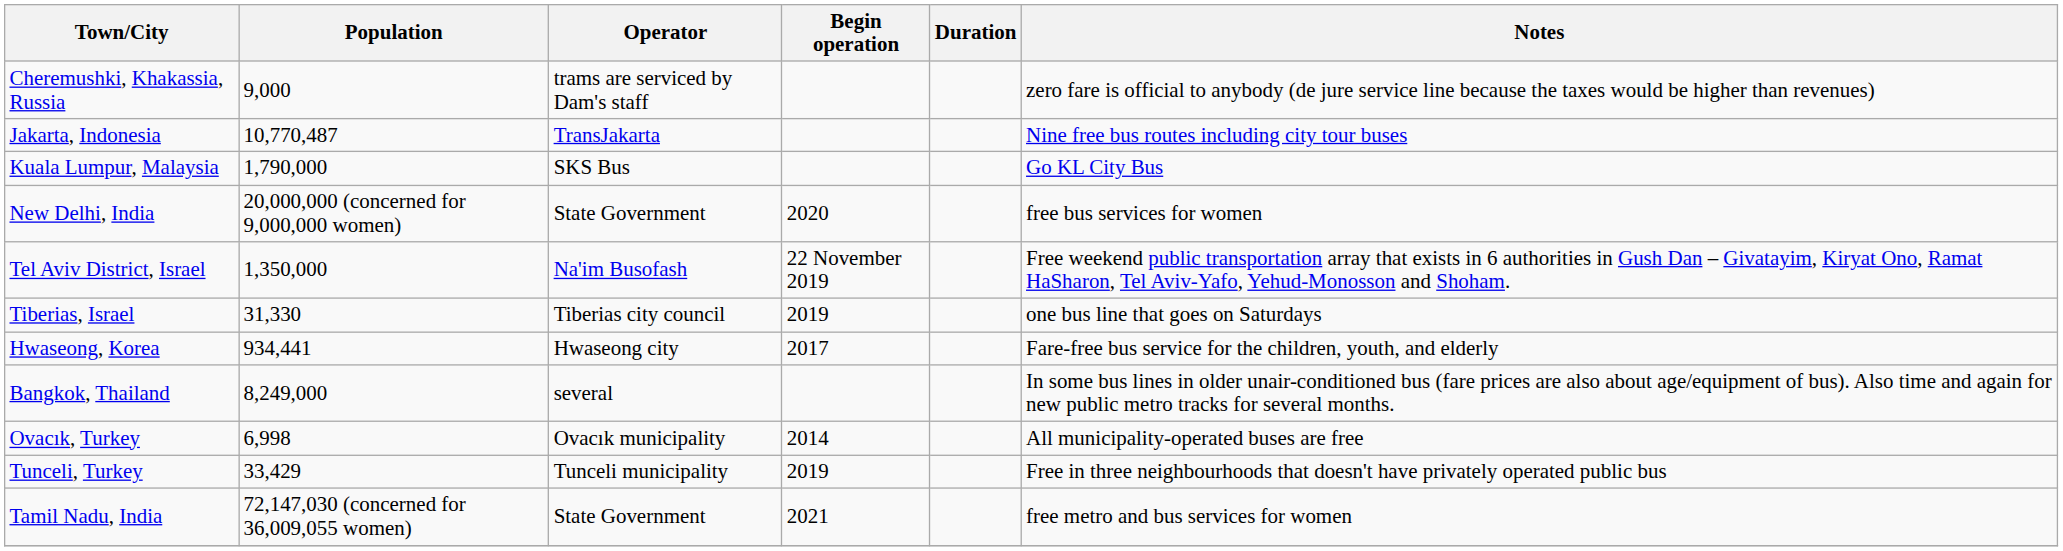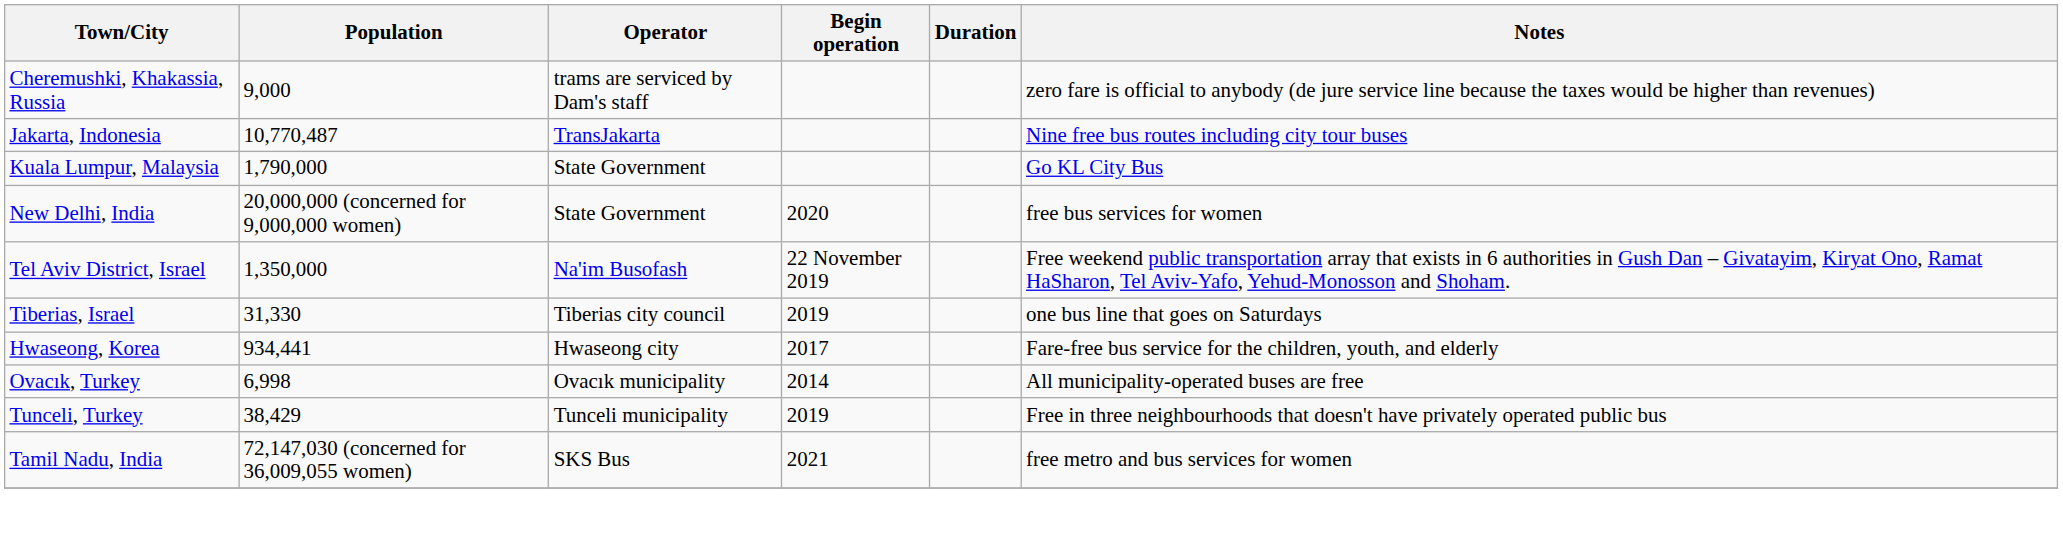(592, 168) SKS Bus -> (630, 168) State Government
- row: (90, 393)
(272, 471) 33,429 -> (272, 414) 38,429
(630, 516) State Government -> (592, 459) SKS Bus
